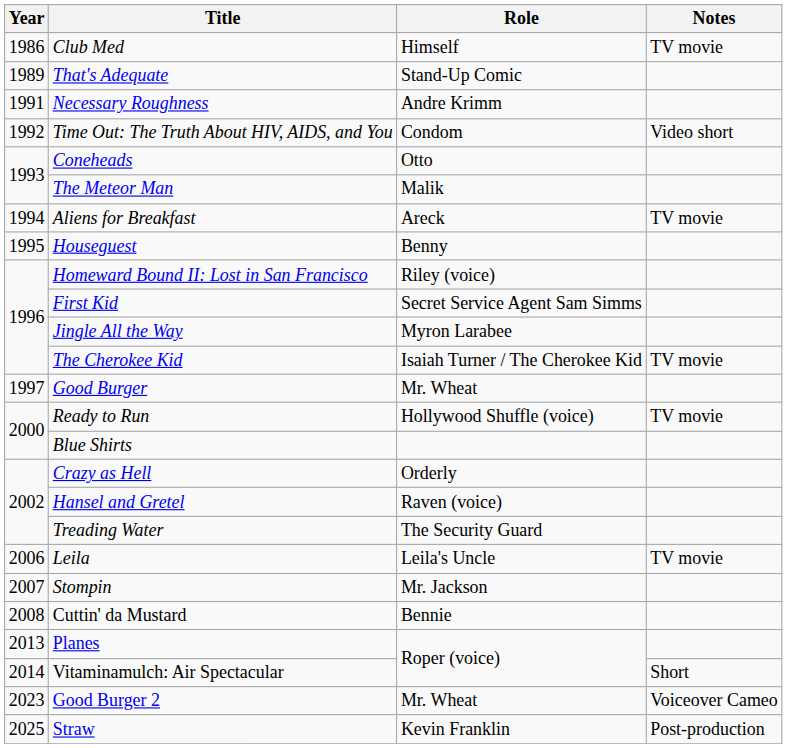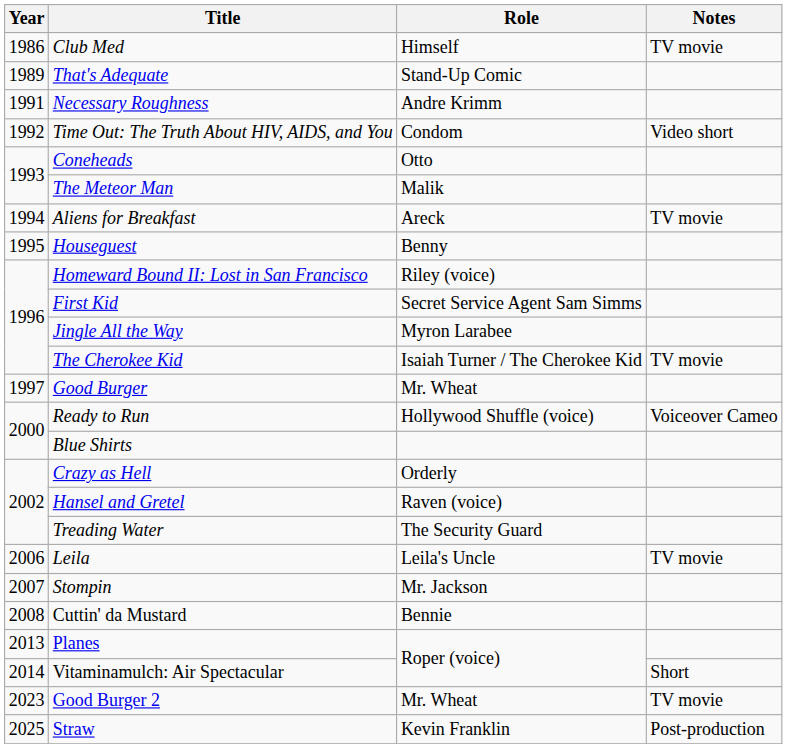(687, 416) TV movie -> (714, 416) Voiceover Cameo
(714, 700) Voiceover Cameo -> (687, 700) TV movie
